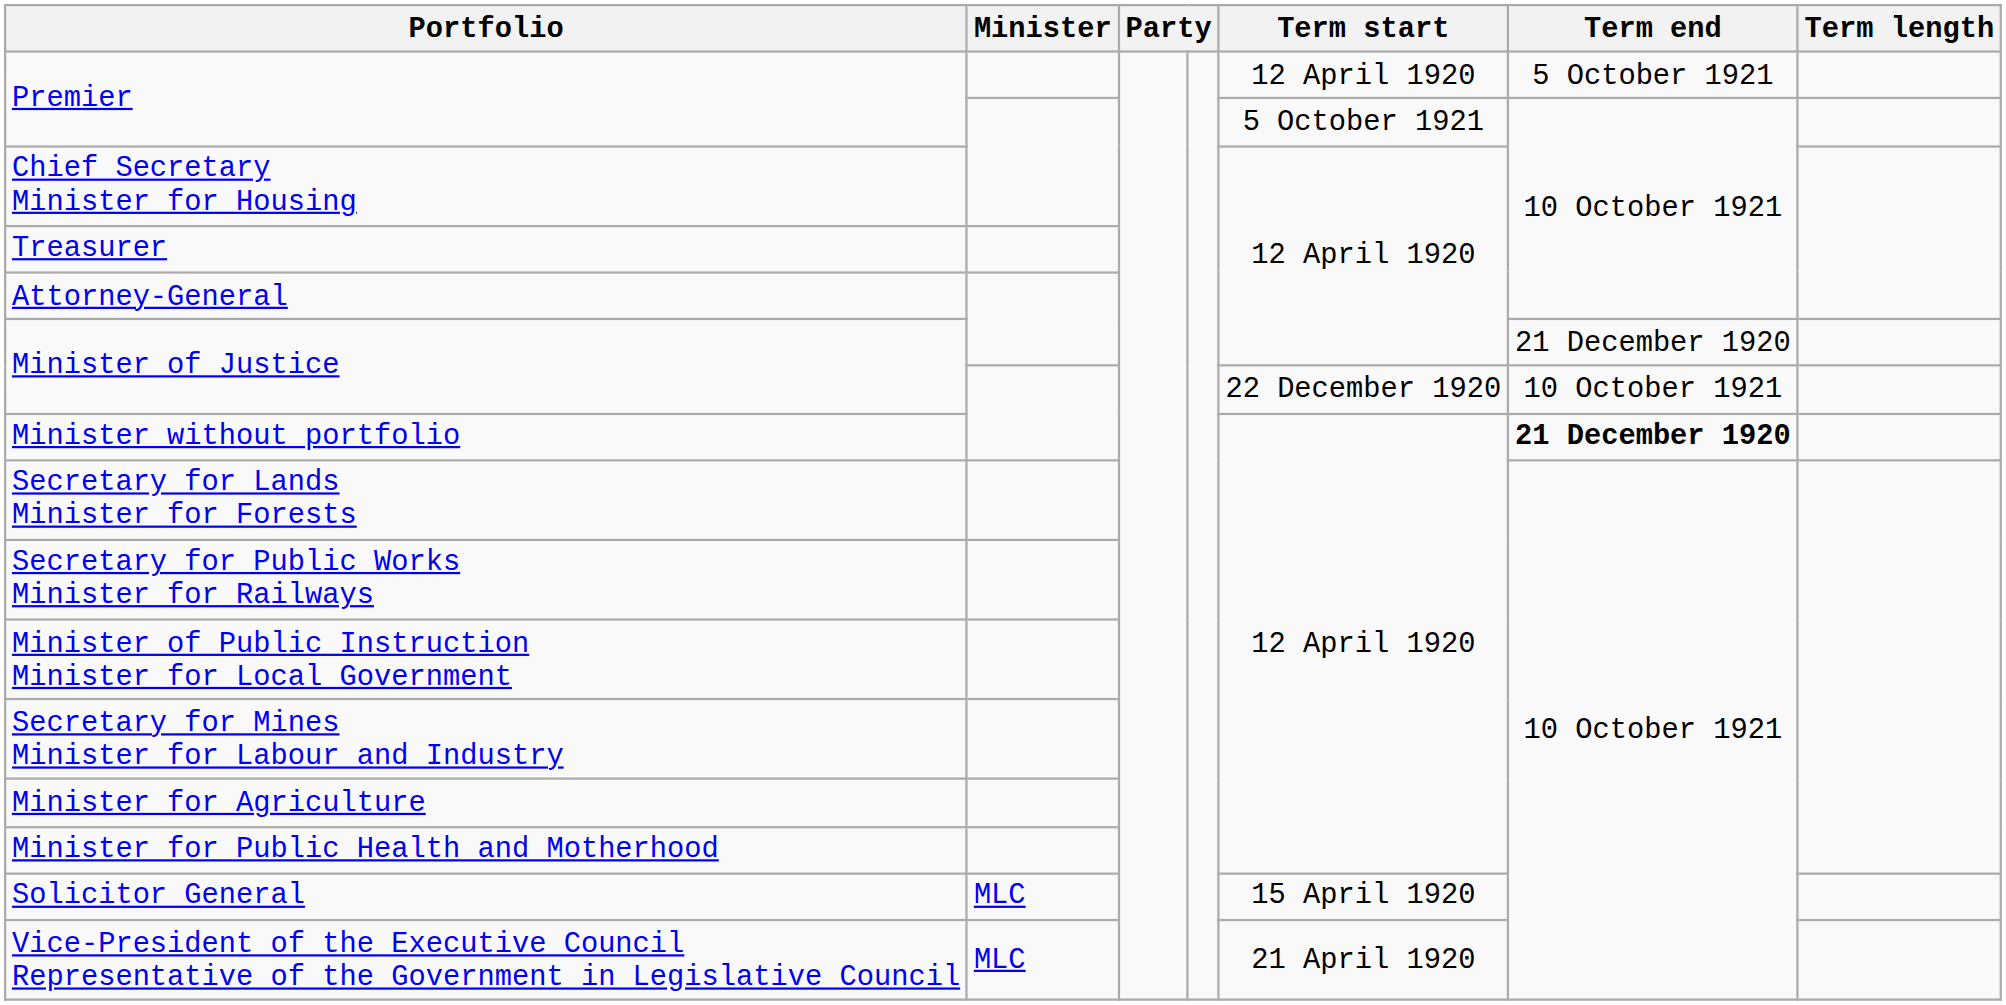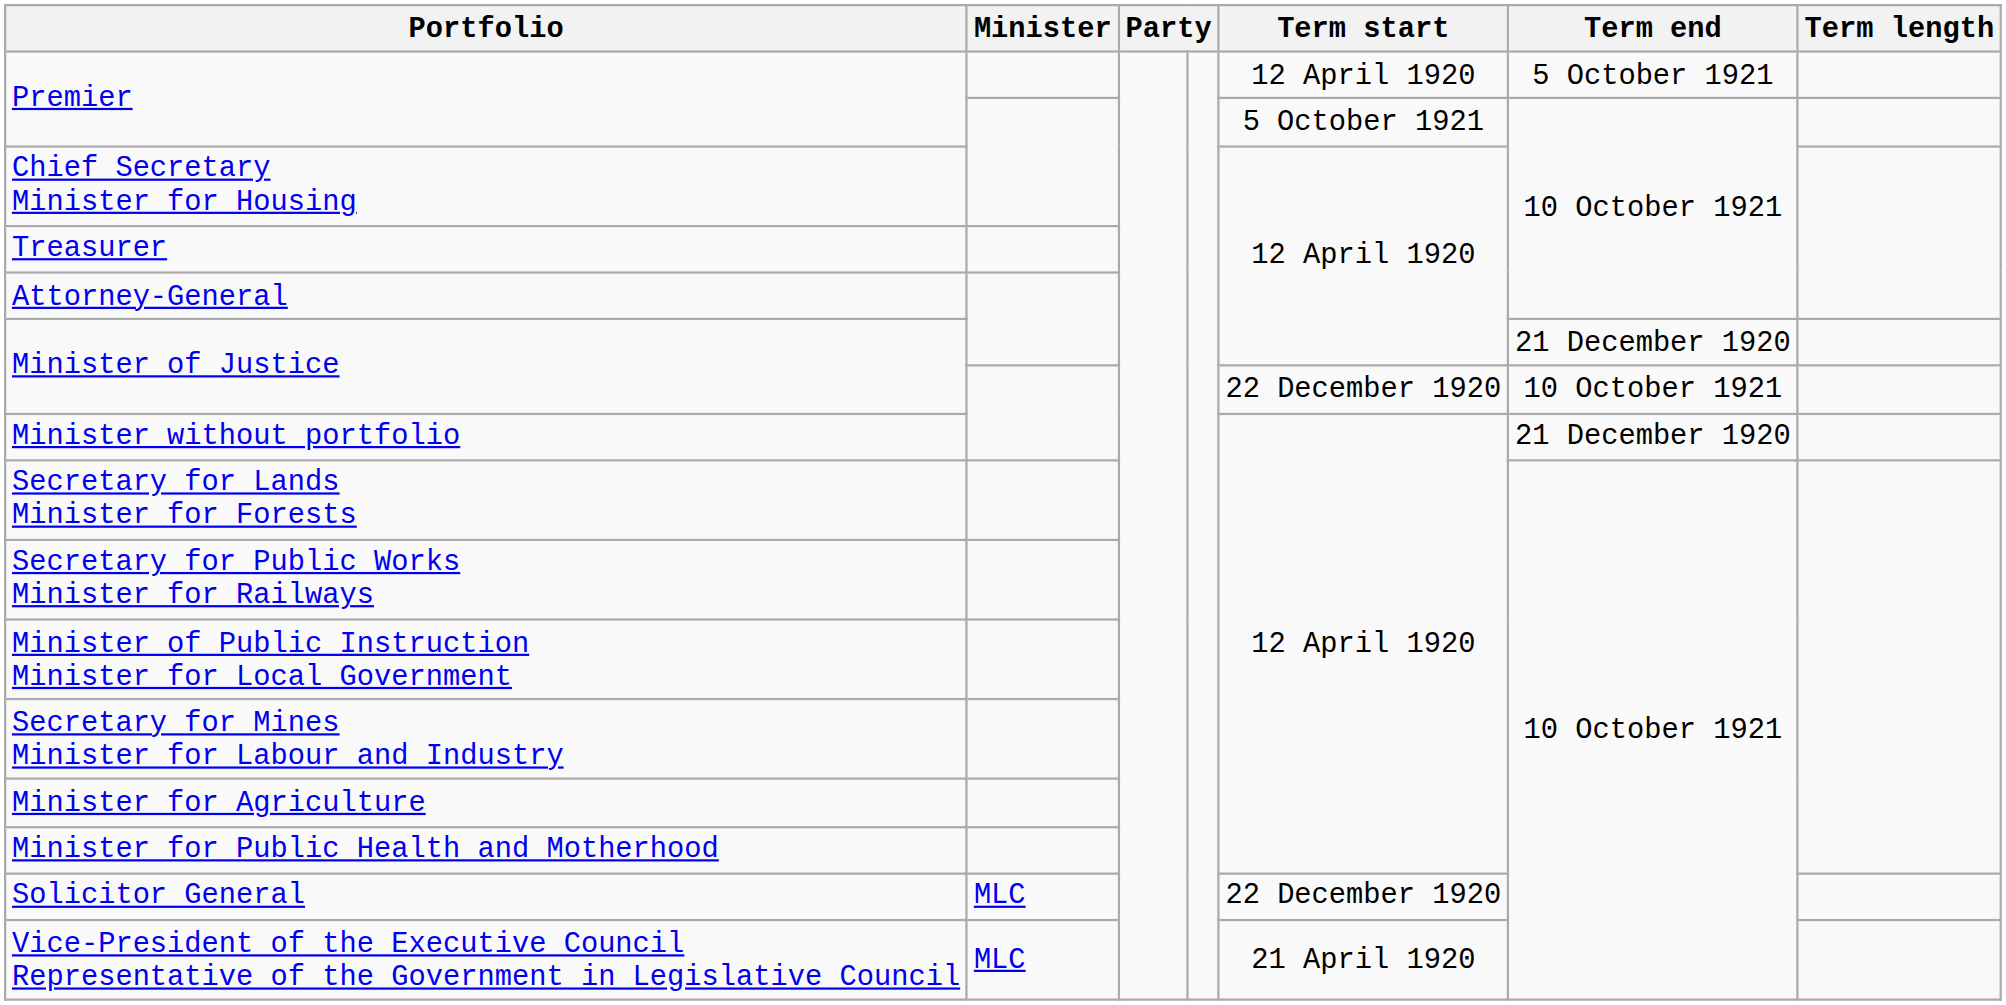(1653, 436) bold -> (1653, 436) normal
(1363, 897) 15 April 1920 -> (1363, 897) 22 December 1920
